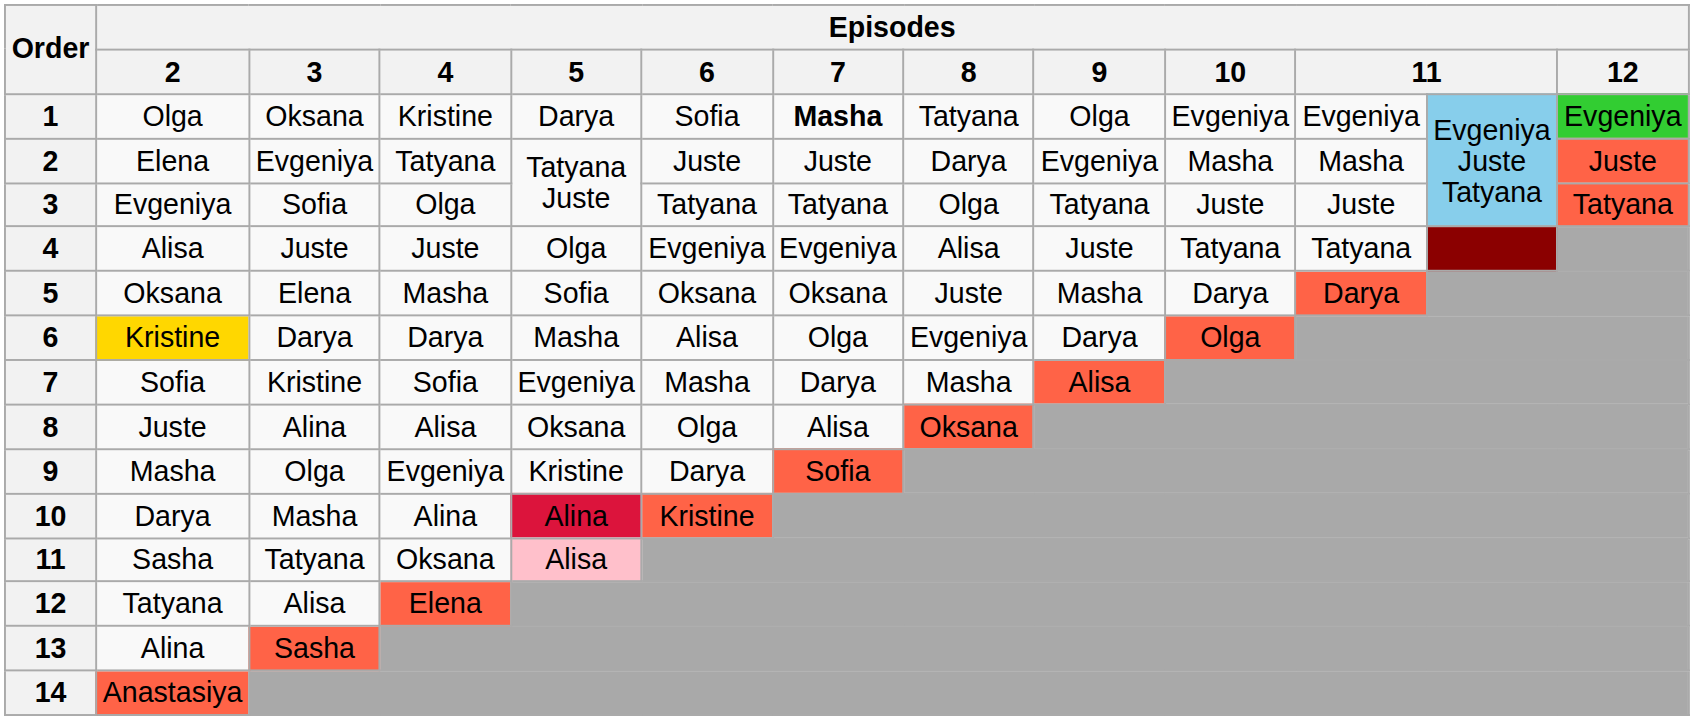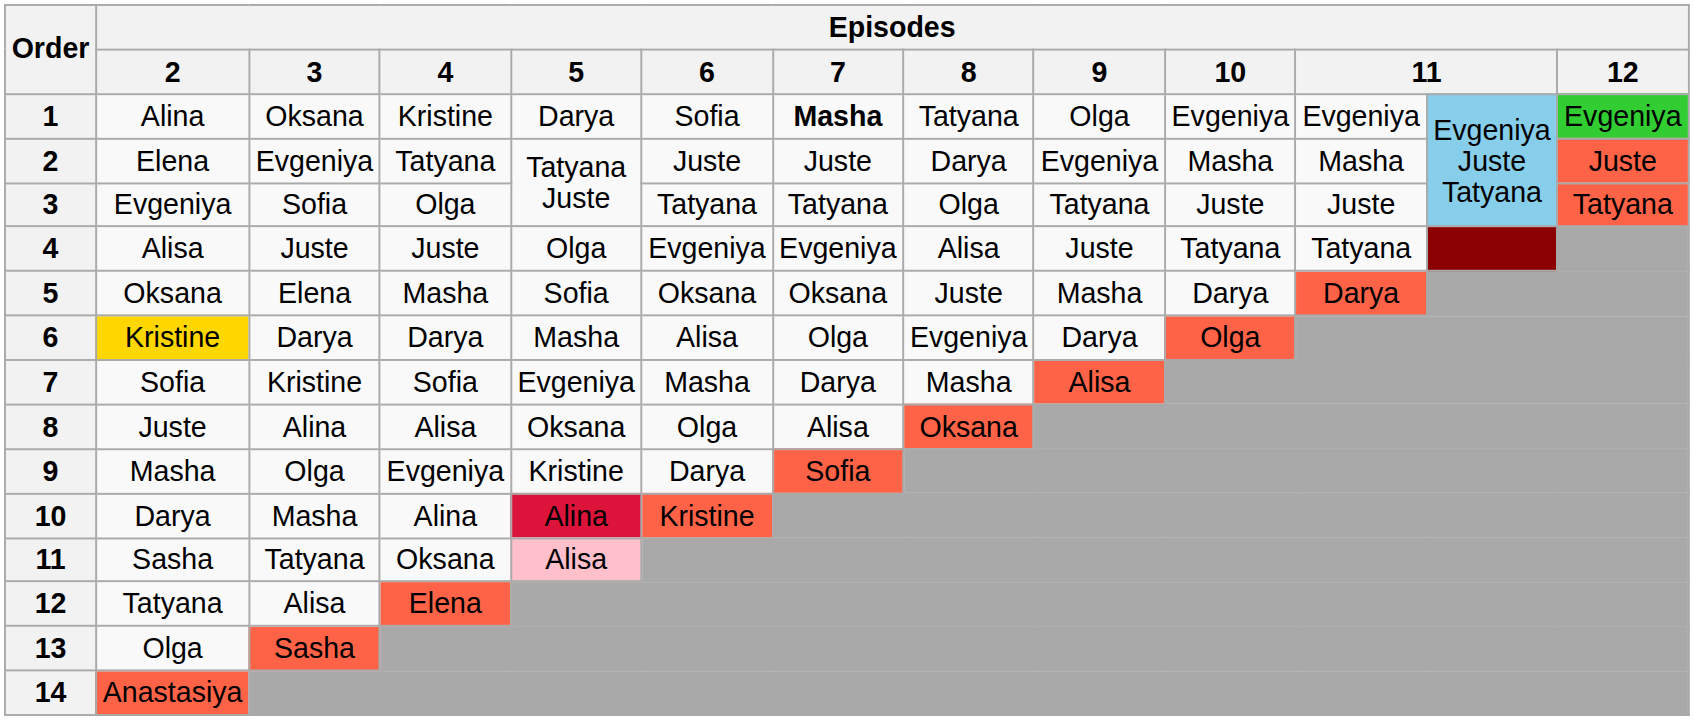(173, 116) Olga -> (173, 116) Alina
(173, 648) Alina -> (173, 648) Olga
